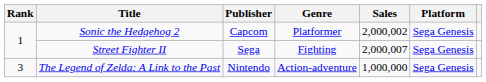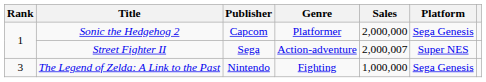(385, 31) 2,000,002 -> (385, 31) 2,000,000
(317, 49) Fighting -> (317, 49) Action-adventure
(443, 49) Sega Genesis -> (443, 49) Super NES
(317, 67) Action-adventure -> (317, 67) Fighting
